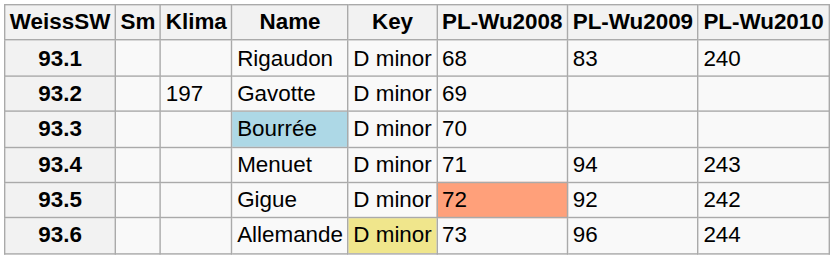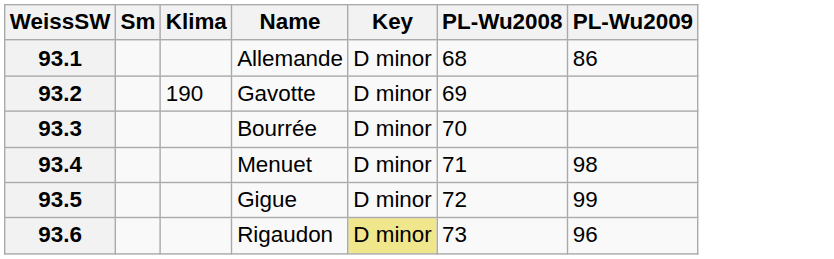- column: (764, 22)
(285, 57) Rigaudon -> (290, 57) Allemande
(585, 57) 83 -> (585, 57) 86
(185, 93) 197 -> (185, 93) 190
(277, 128) lightblue background -> (277, 128) no background
(585, 164) 94 -> (585, 164) 98
(455, 199) lightsalmon background -> (455, 199) no background
(585, 199) 92 -> (585, 199) 99
(290, 235) Allemande -> (285, 235) Rigaudon
